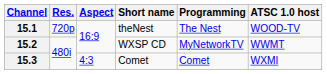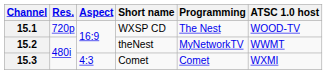(136, 28) theNest -> (142, 28) WXSP CD
(142, 45) WXSP CD -> (136, 45) theNest
